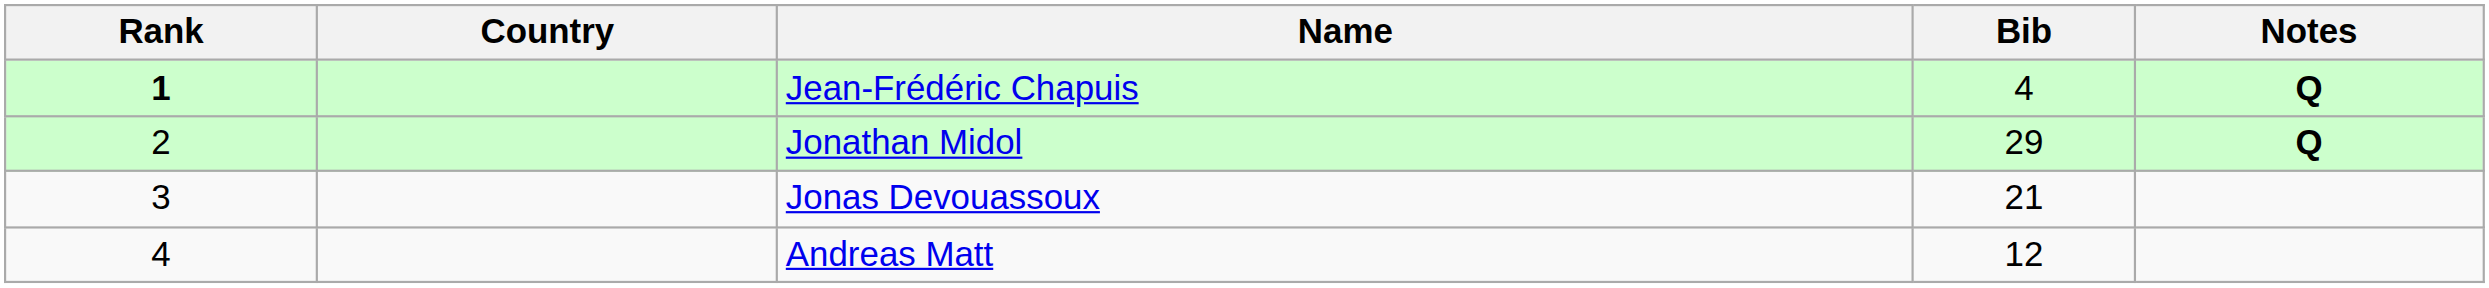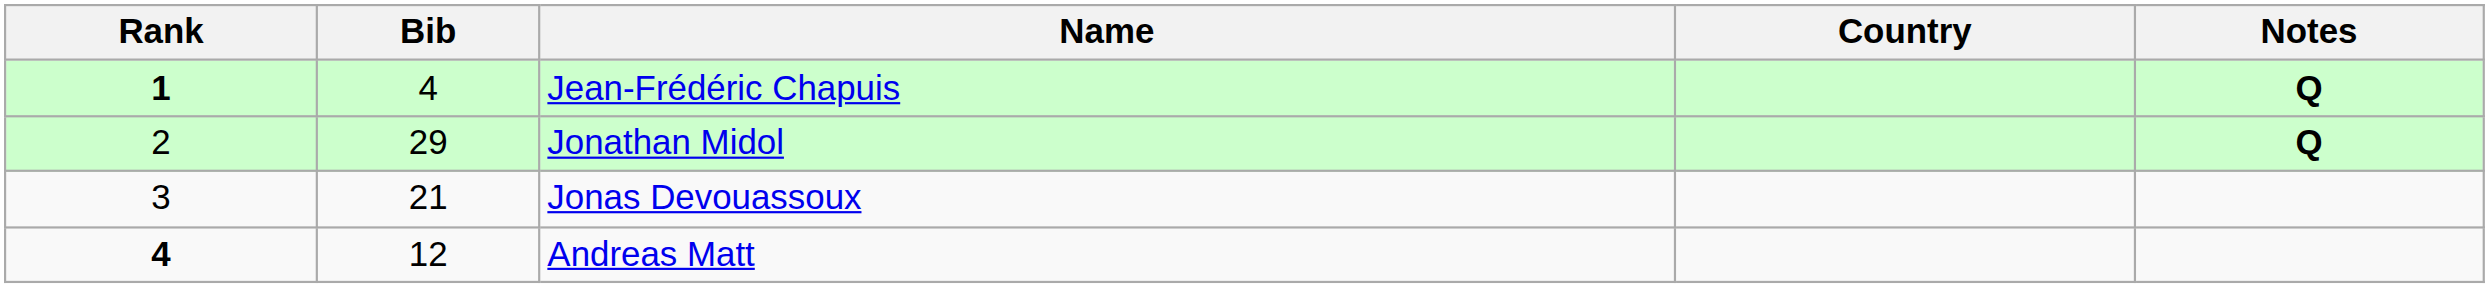columns swapped: (2024, 32) <-> (547, 32)
(161, 253) normal -> (161, 253) bold
